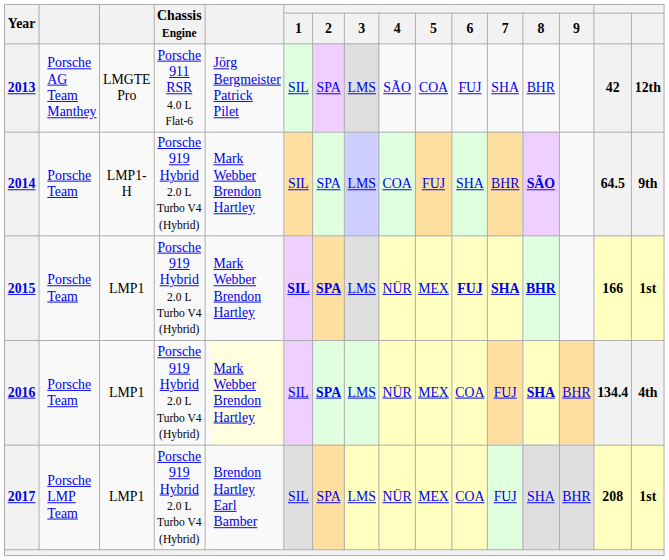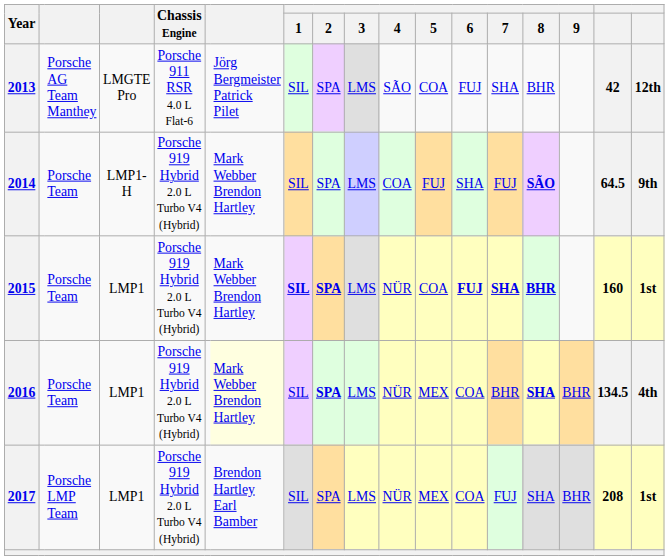(505, 184) BHR -> (505, 184) FUJ
(434, 288) MEX -> (434, 288) COA
(613, 288) 166 -> (613, 288) 160
(505, 393) FUJ -> (505, 393) BHR
(613, 393) 134.4 -> (613, 393) 134.5
